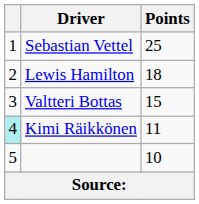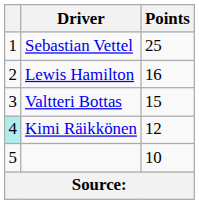(153, 73) 18 -> (153, 73) 16
(153, 129) 11 -> (153, 129) 12
